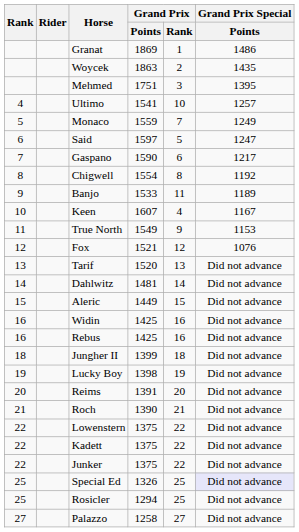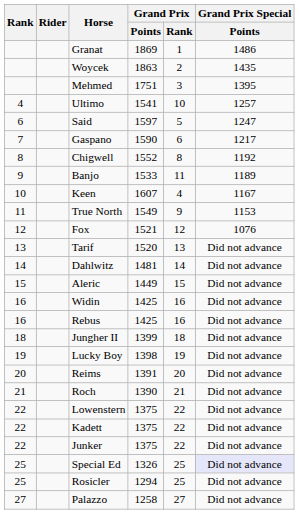- row: (90, 121)
(146, 175) 1554 -> (146, 157) 1552
